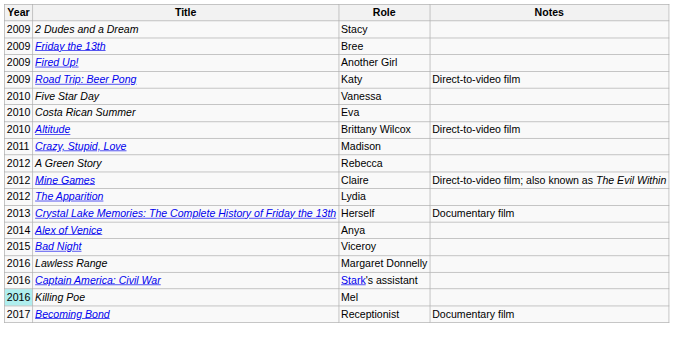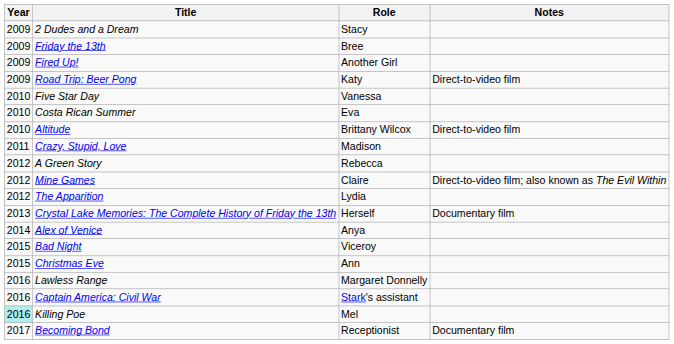+ row: (69, 264)
